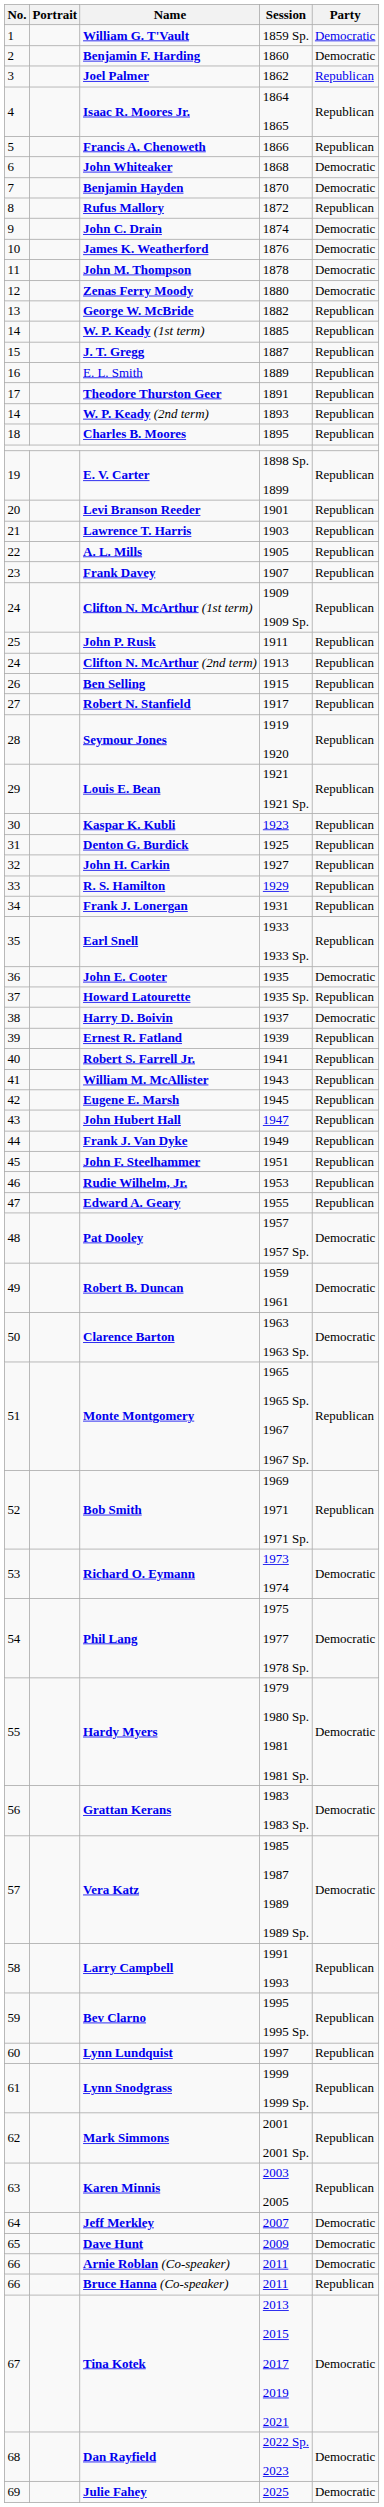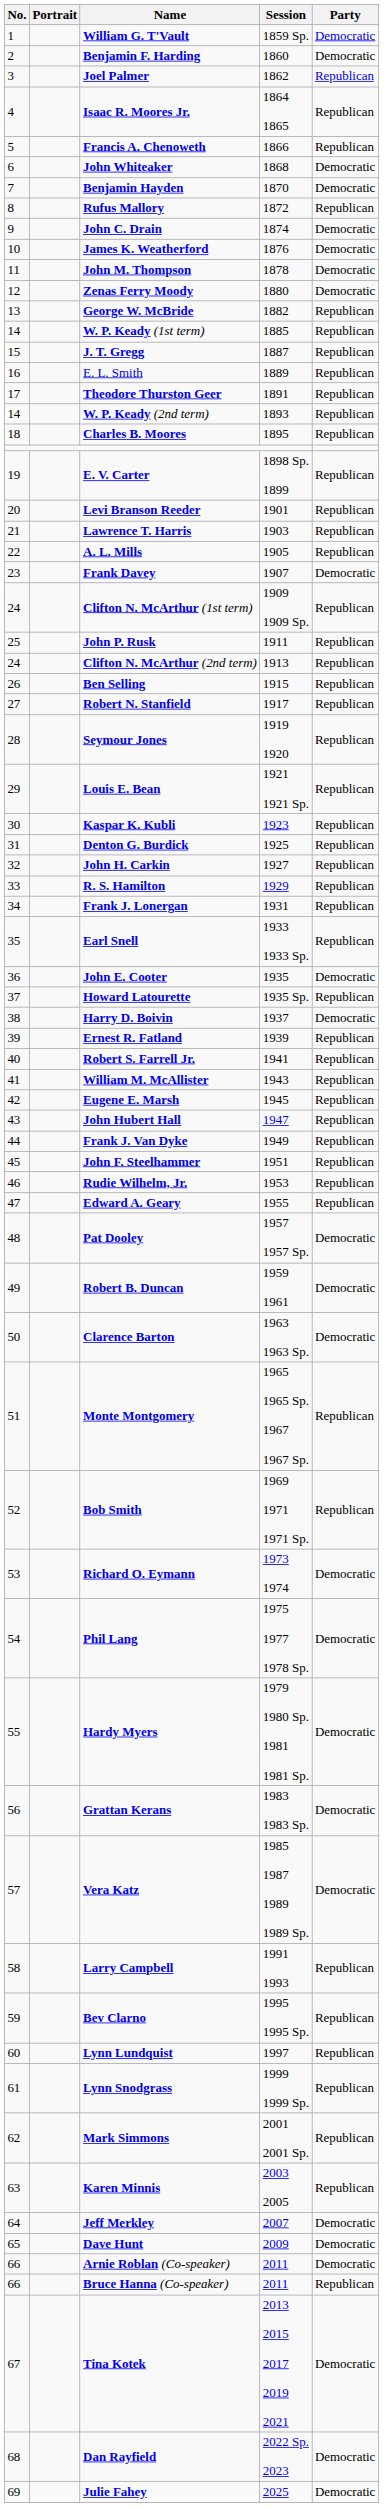(344, 572) Republican -> (345, 572) Democratic
